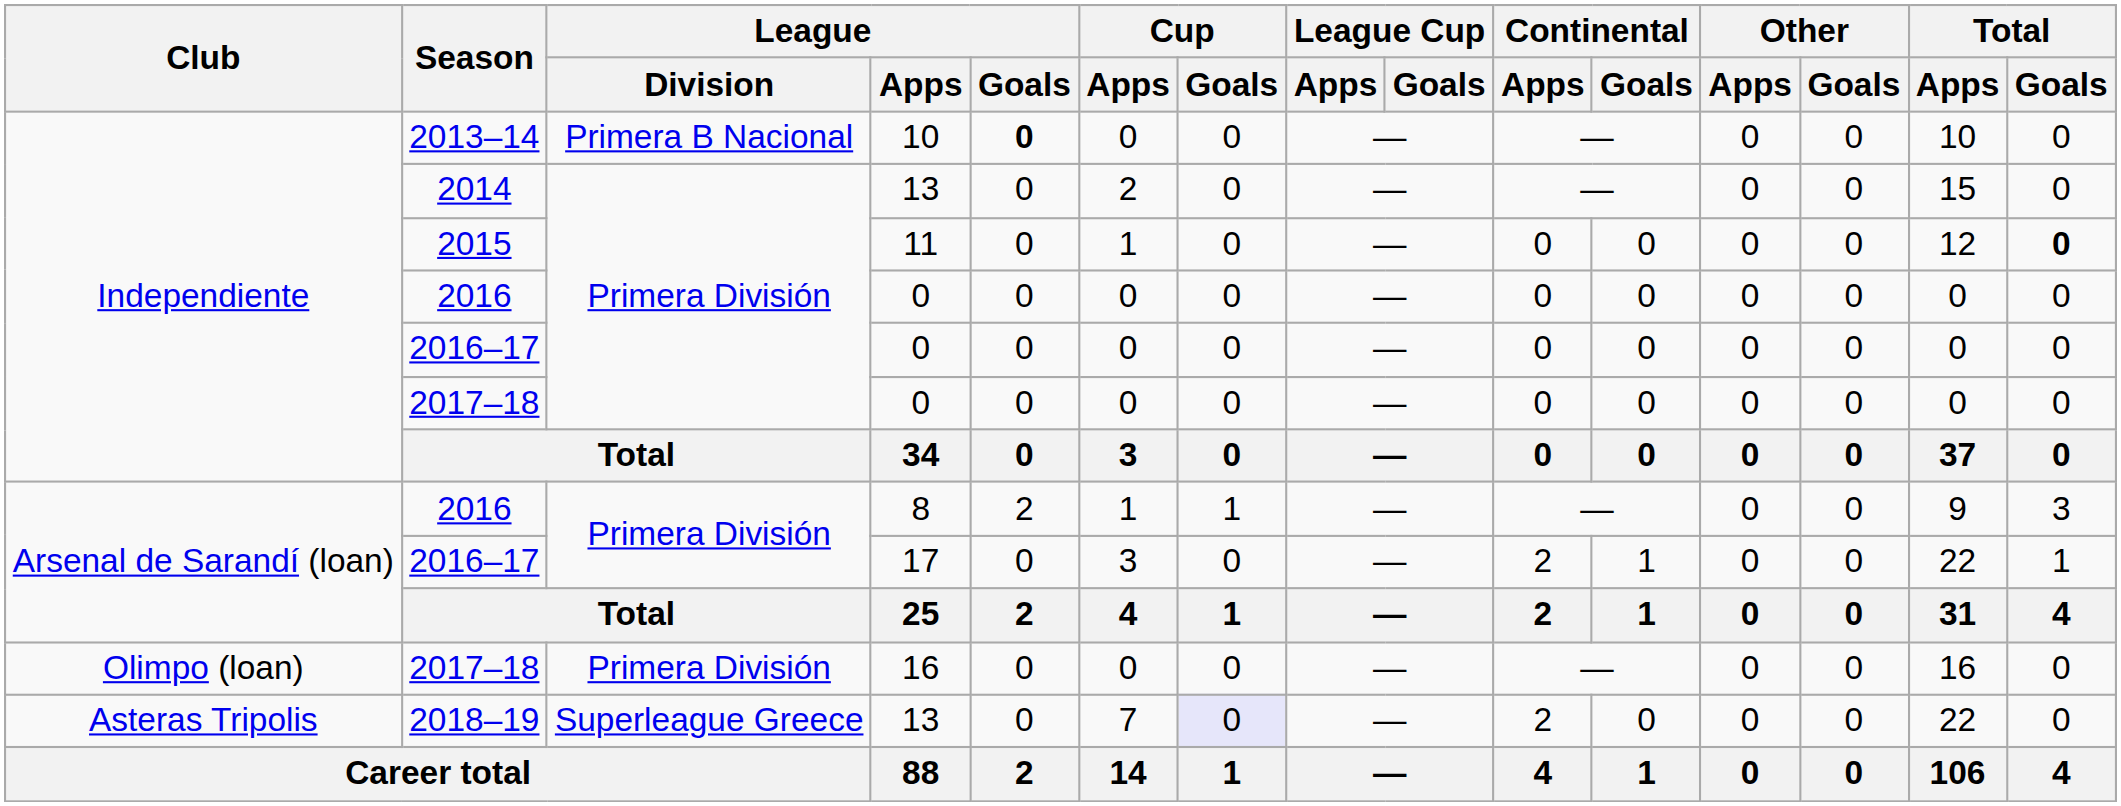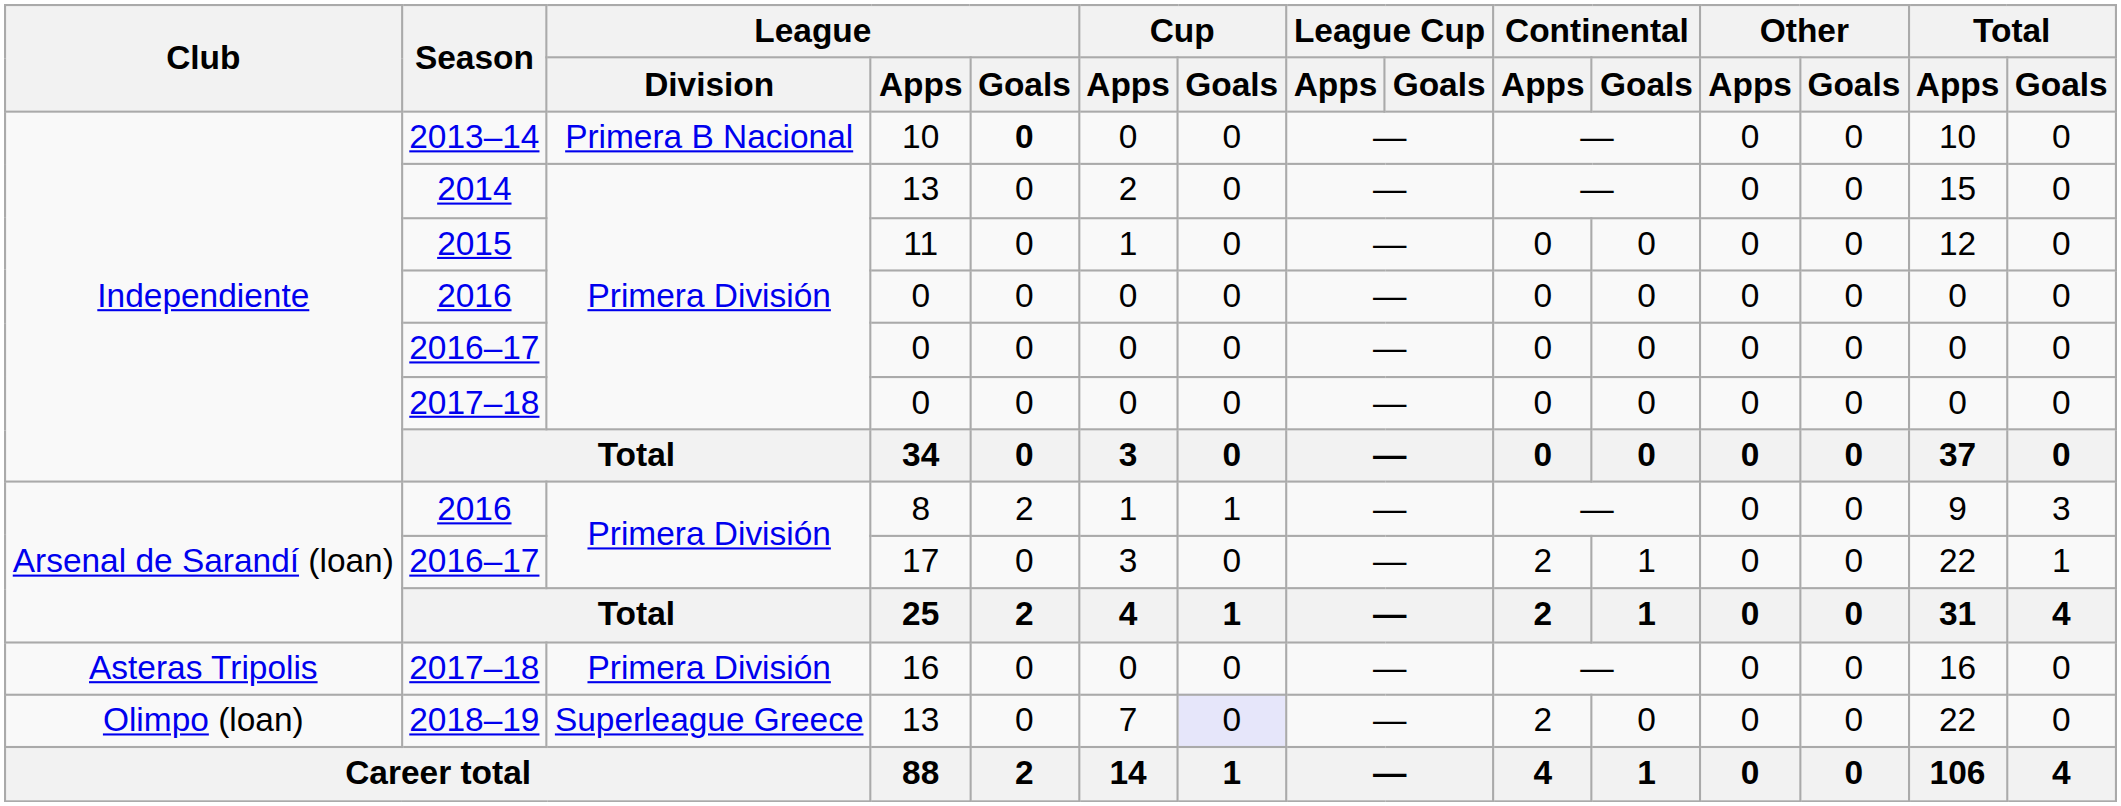(2061, 243) bold -> (2061, 243) normal
(203, 667) Olimpo (loan) -> (203, 667) Asteras Tripolis
(203, 720) Asteras Tripolis -> (203, 720) Olimpo (loan)
